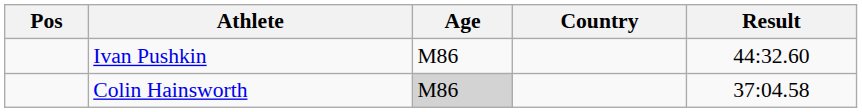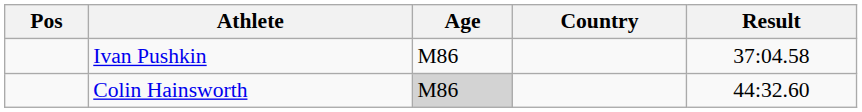(771, 55) 44:32.60 -> (771, 55) 37:04.58
(771, 90) 37:04.58 -> (771, 90) 44:32.60
